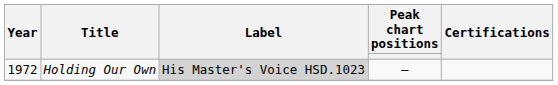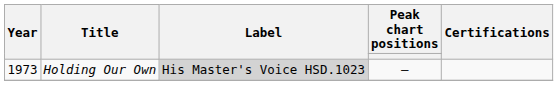(22, 70) 1972 -> (22, 70) 1973
